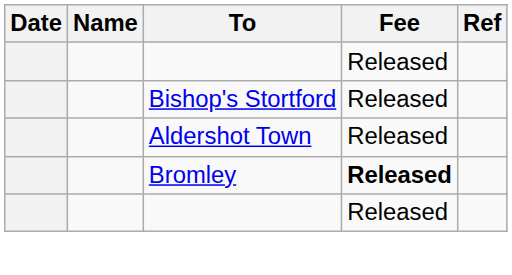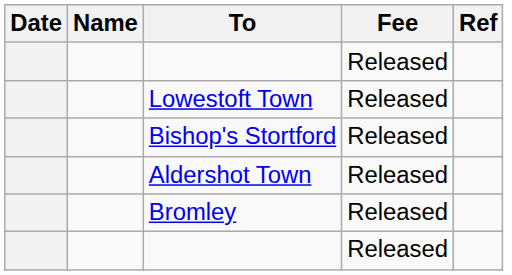+ row: (36, 99)
(400, 174) bold -> (398, 212) normal
